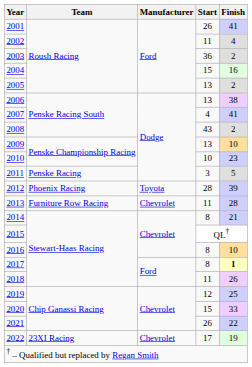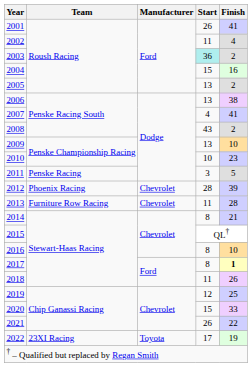(207, 56) no background -> (207, 56) paleturquoise background
(152, 188) Toyota -> (157, 188) Chevrolet
(157, 338) Chevrolet -> (152, 338) Toyota
